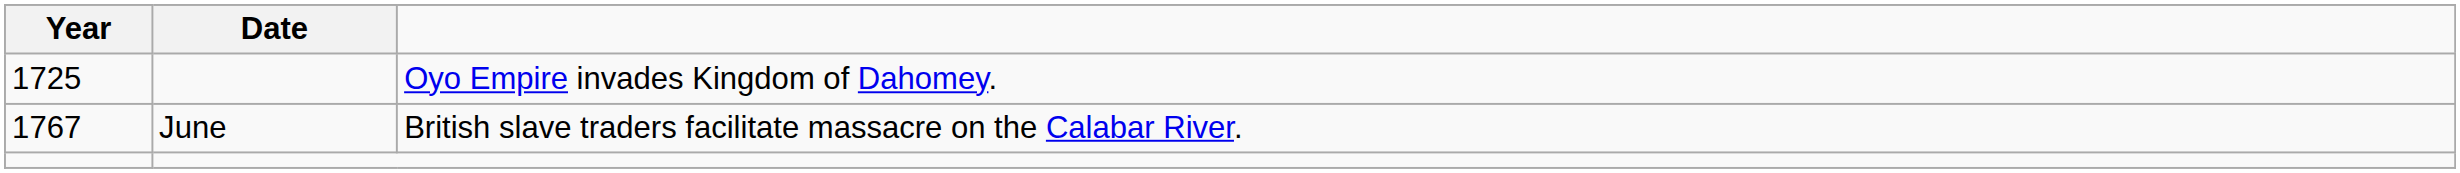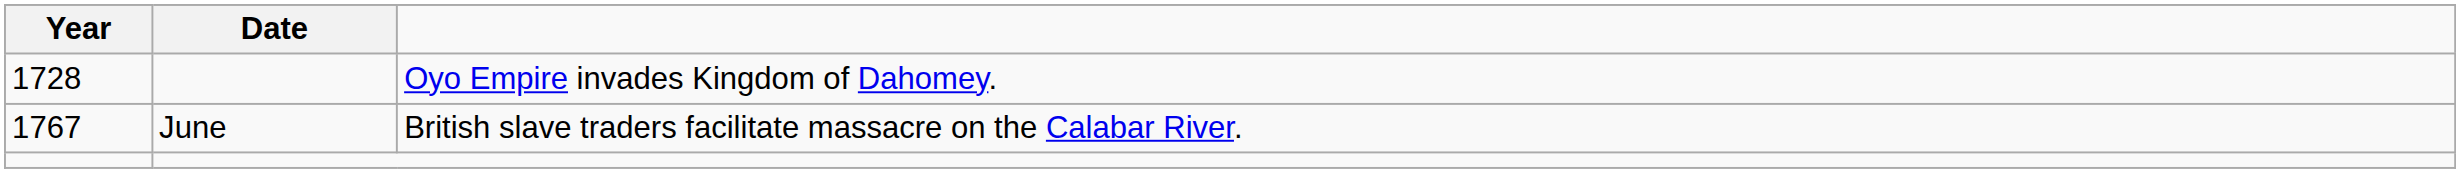(47, 78) 1725 -> (47, 78) 1728
